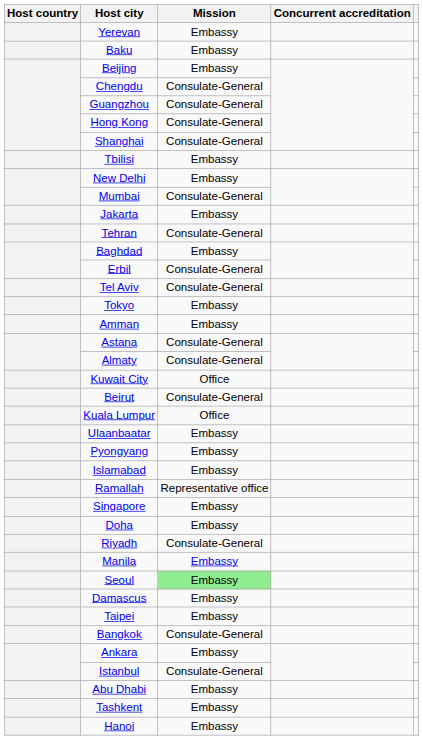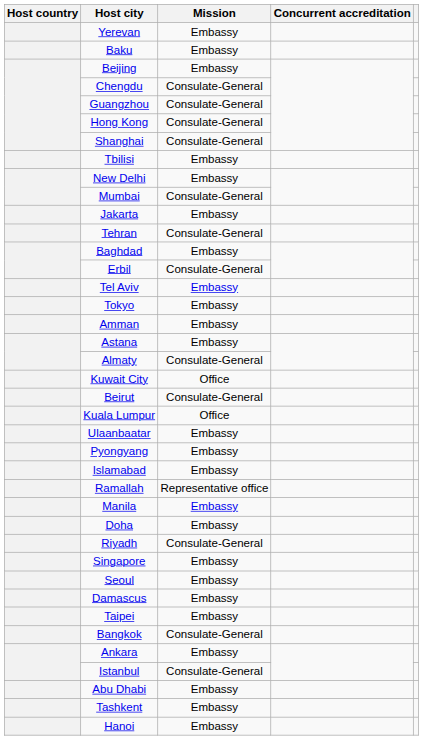(214, 287) Consulate-General -> (214, 287) Embassy
(214, 342) Consulate-General -> (214, 342) Embassy
rows swapped: (119, 561) <-> (119, 506)
(214, 580) lightgreen background -> (214, 580) no background
